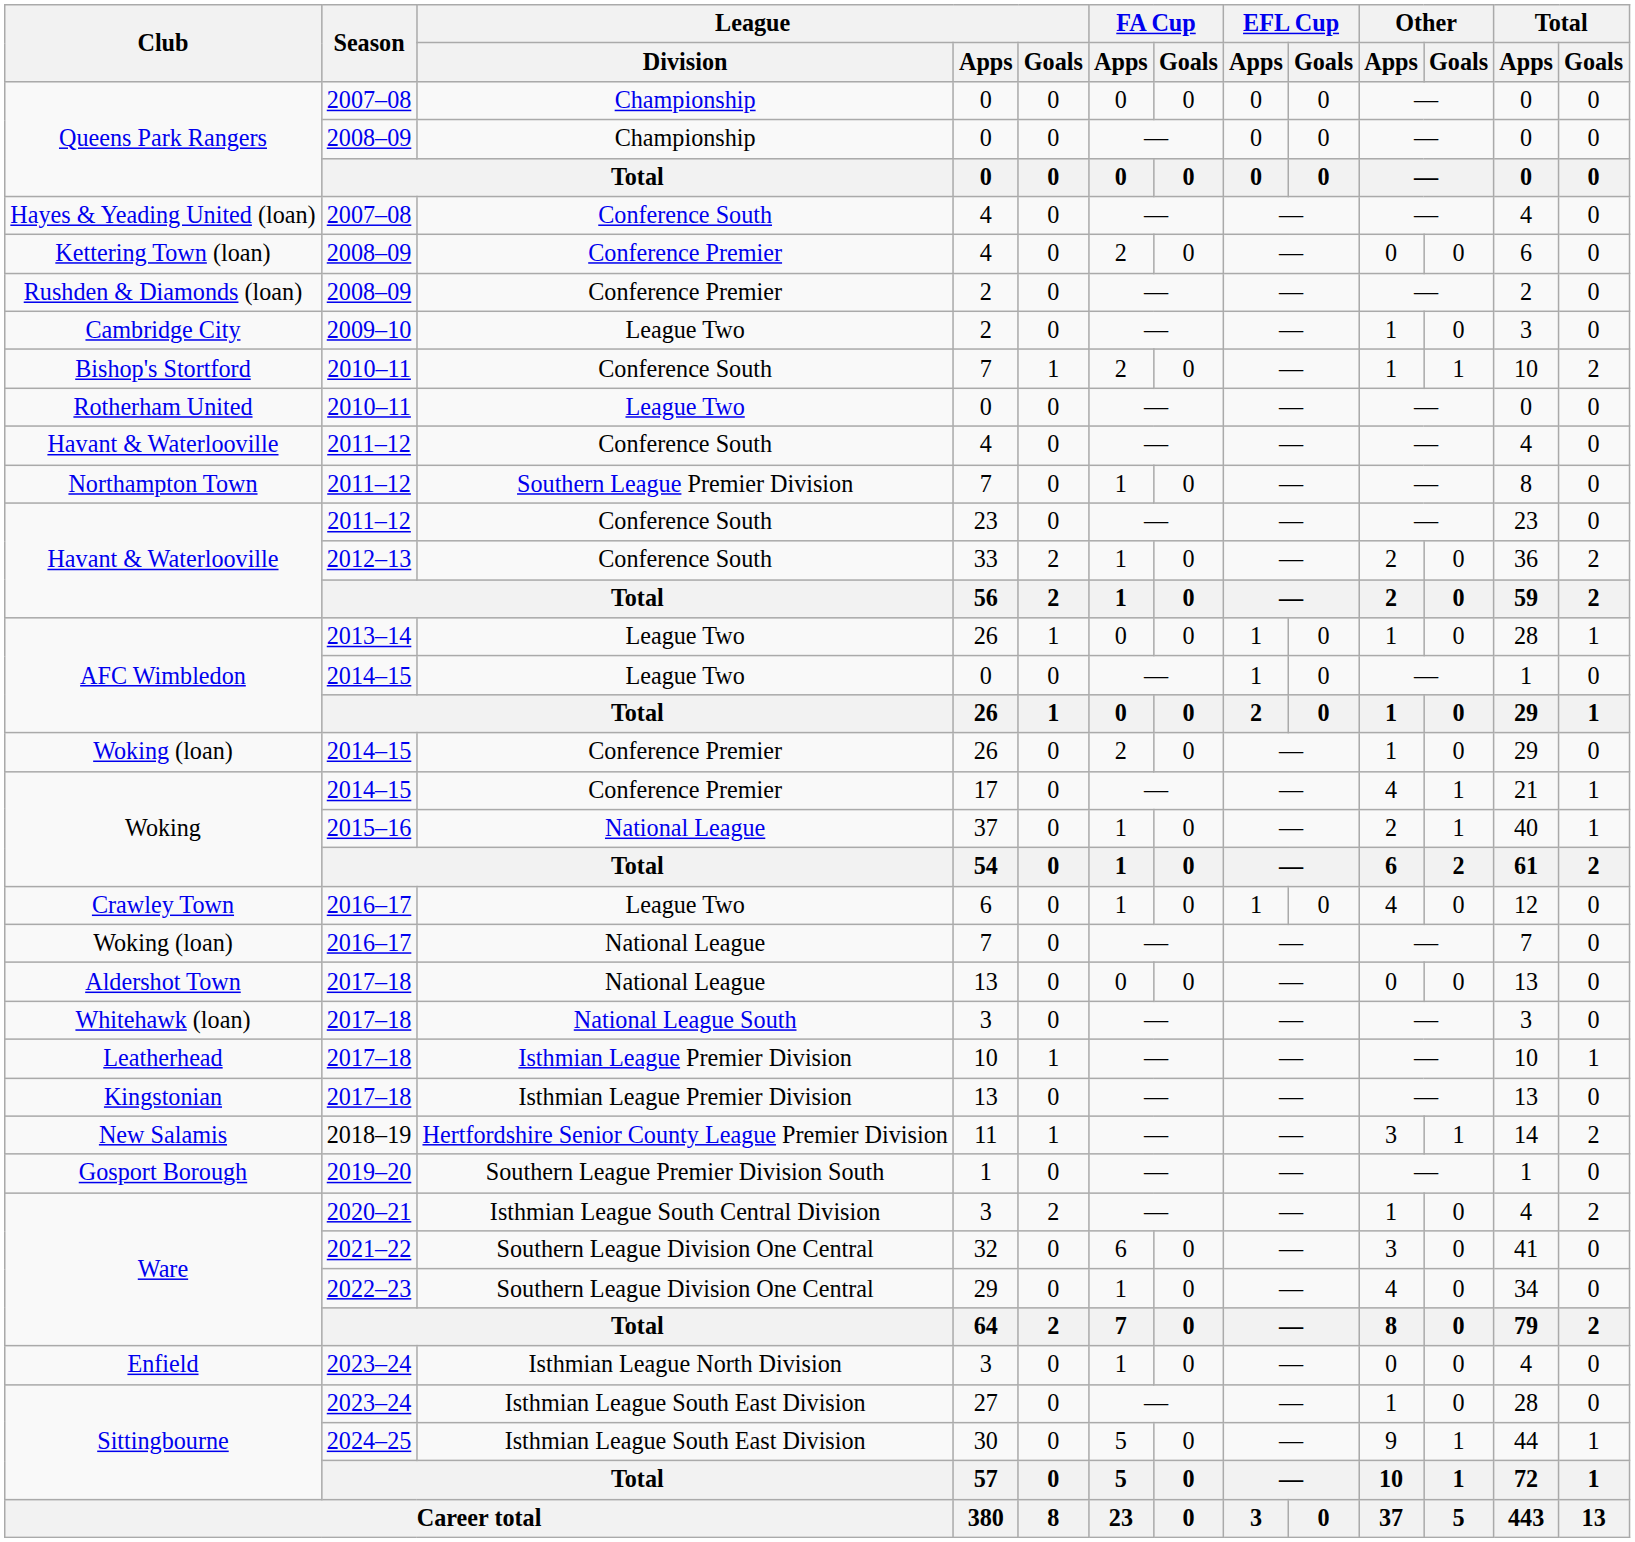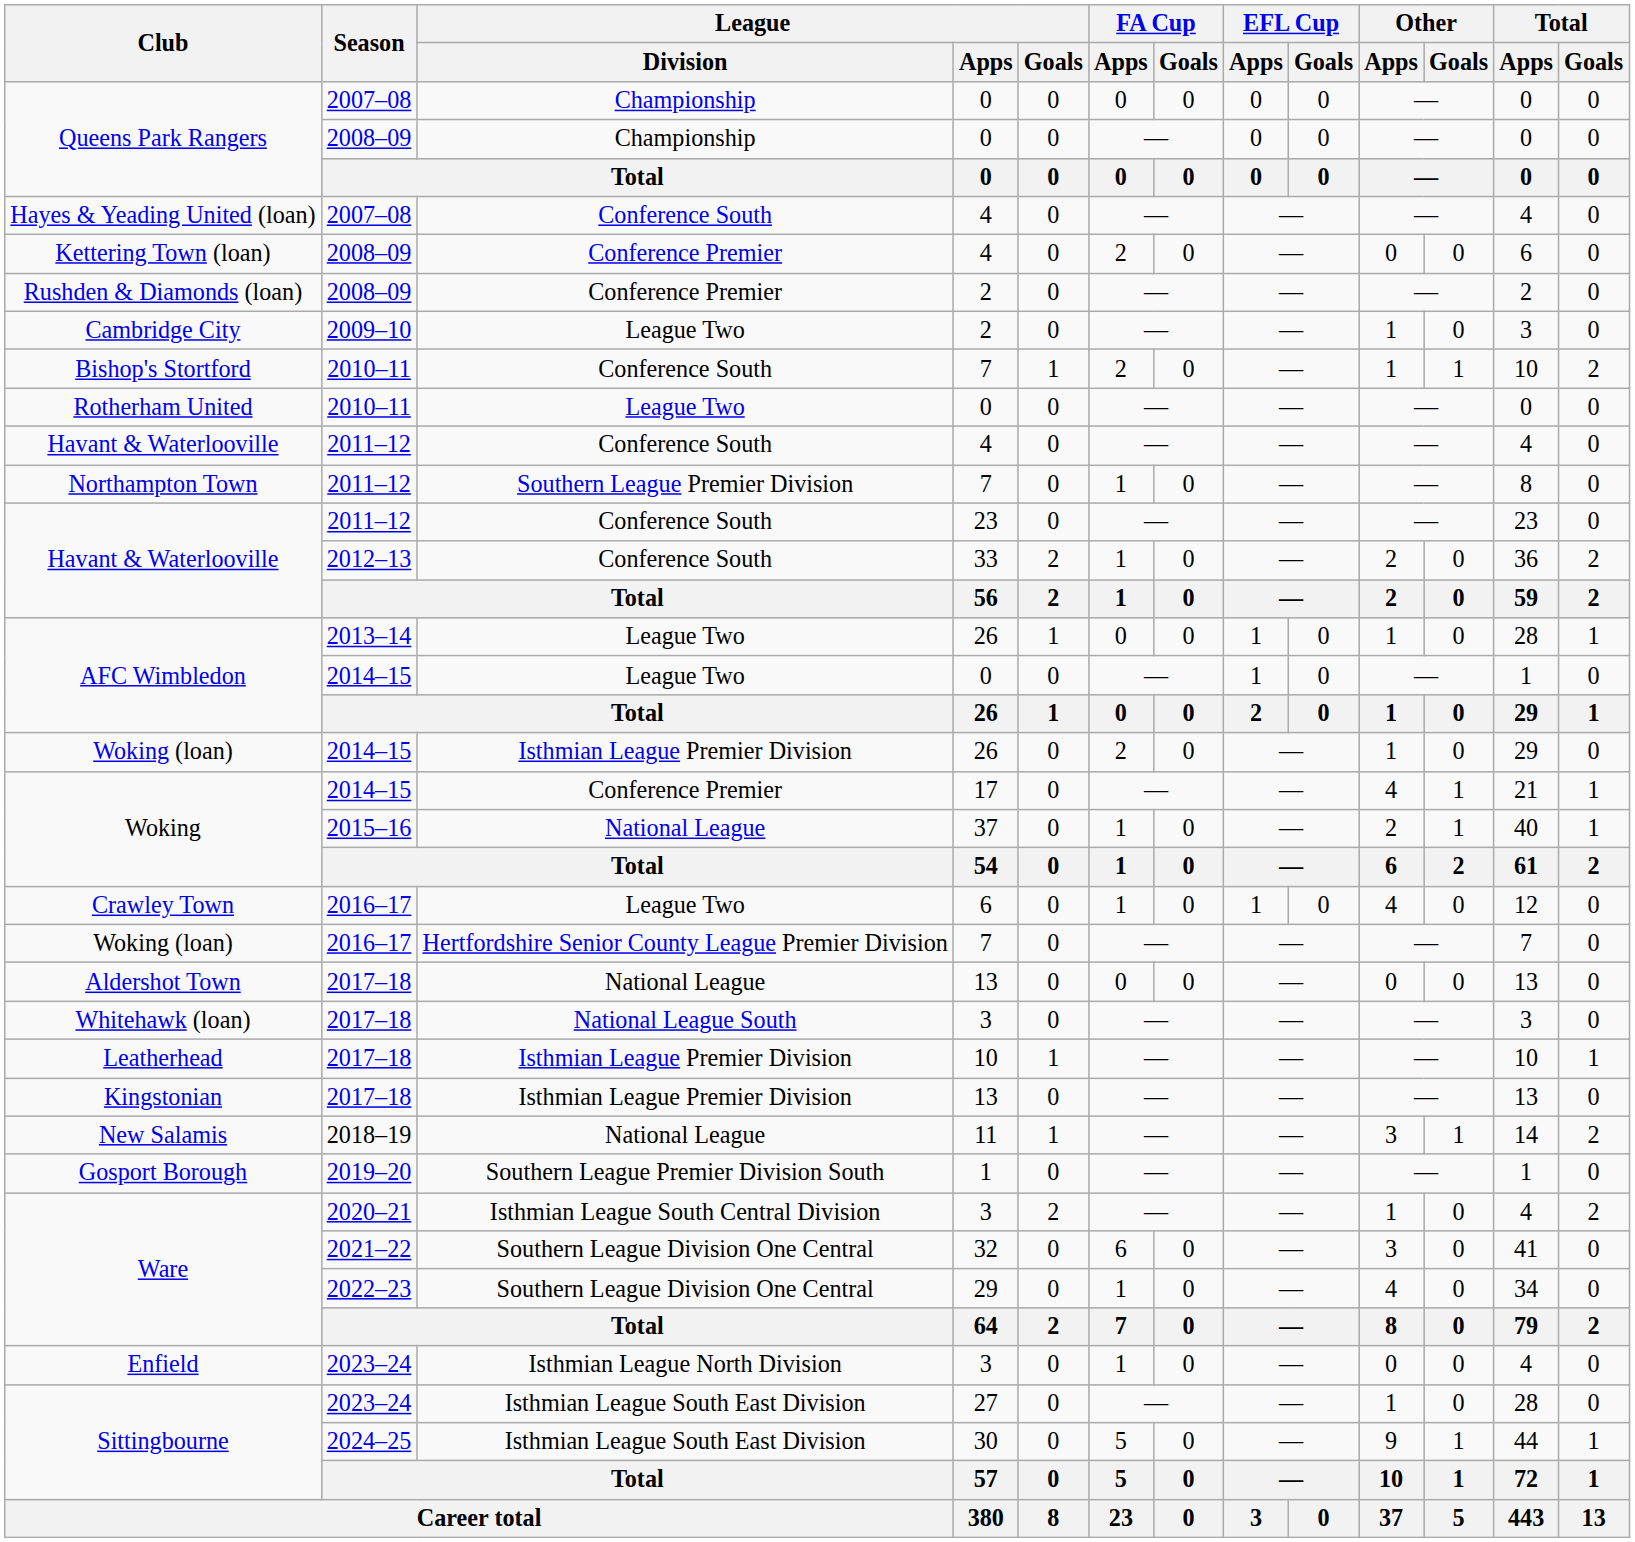(685, 751) Conference Premier -> (685, 751) Isthmian League Premier Division
(685, 943) National League -> (685, 943) Hertfordshire Senior County League Premier Division
(685, 1134) Hertfordshire Senior County League Premier Division -> (685, 1134) National League
